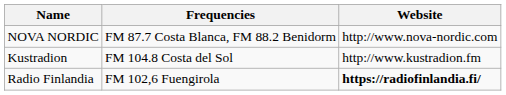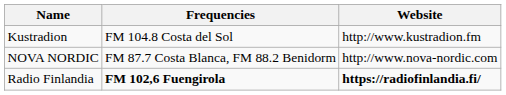rows swapped: (37, 57) <-> (53, 36)
(162, 79) normal -> (165, 79) bold
